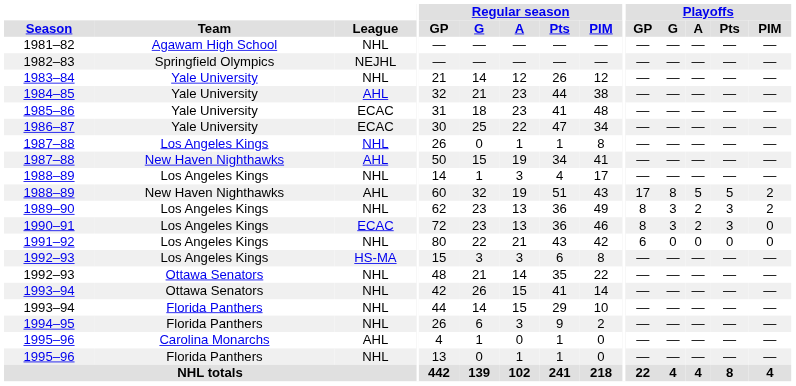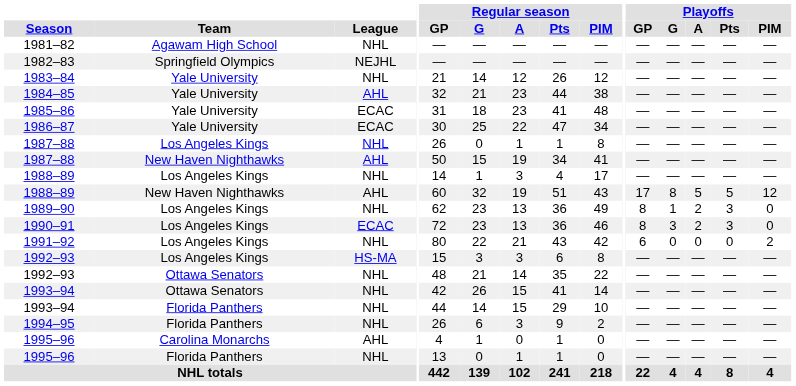(770, 192) 2 -> (770, 192) 12
(673, 209) 3 -> (673, 209) 1
(770, 209) 2 -> (770, 209) 0
(770, 241) 0 -> (770, 241) 2
